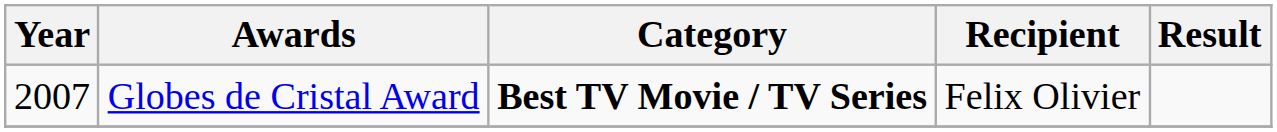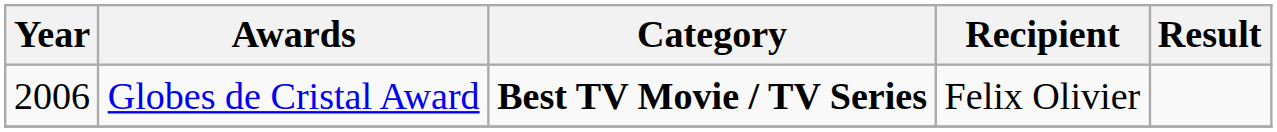(52, 95) 2007 -> (52, 95) 2006
